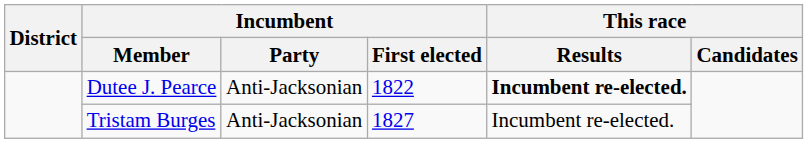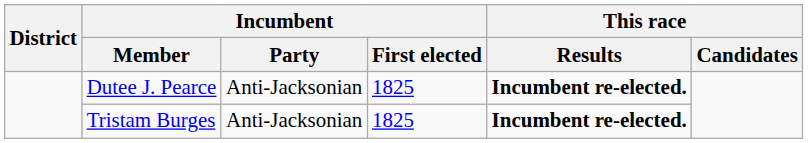(393, 87) 1822 -> (393, 87) 1825
(393, 120) 1827 -> (393, 120) 1825
(583, 120) normal -> (589, 120) bold
